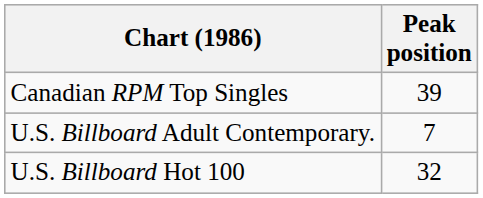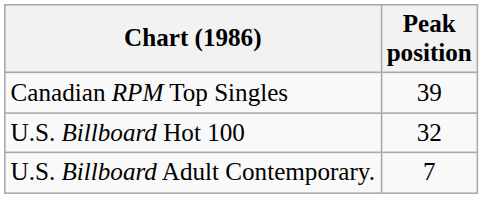rows swapped: (193, 132) <-> (128, 172)
